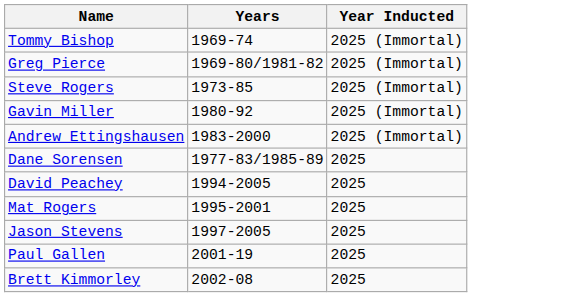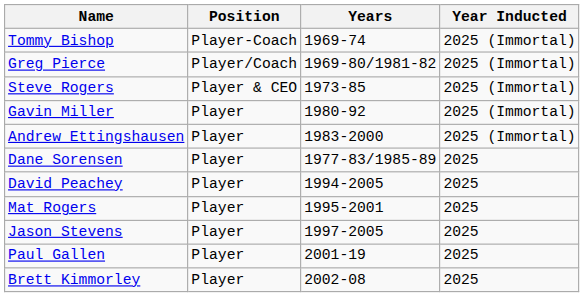+ column: (244, 17)
